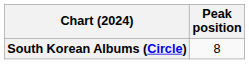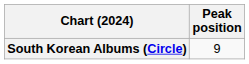(217, 48) 8 -> (217, 48) 9
